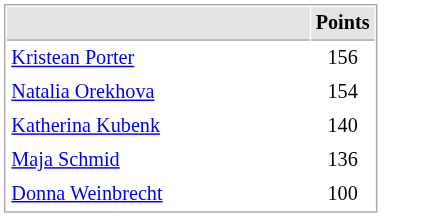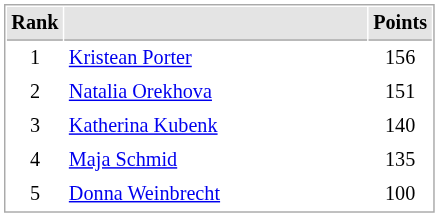+ column: (35, 22)
(343, 91) 154 -> (400, 91) 151
(343, 159) 136 -> (400, 159) 135
